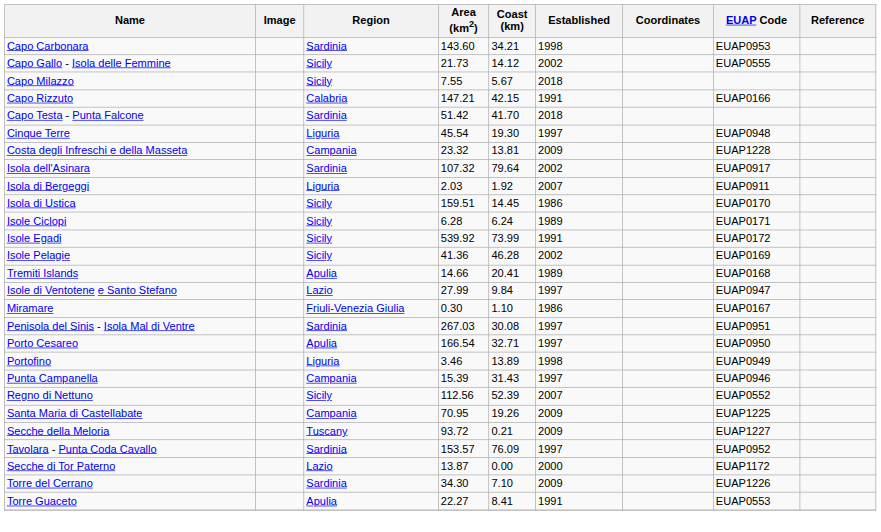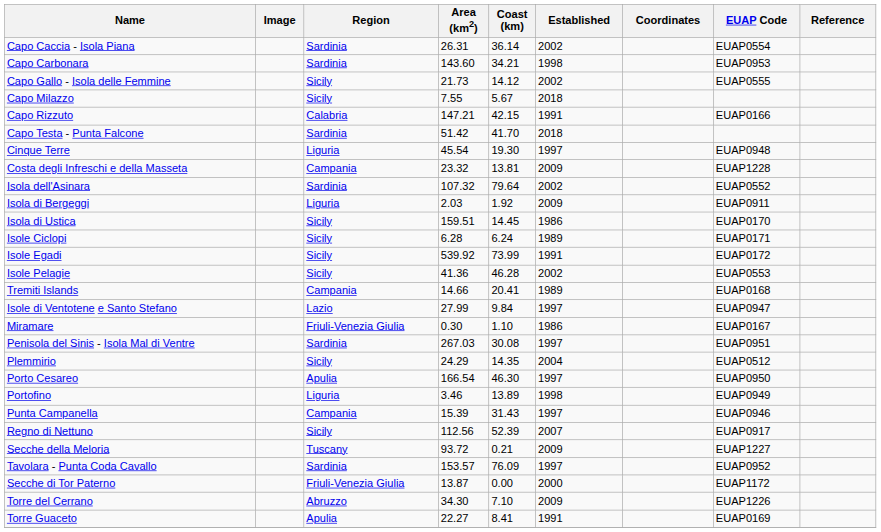+ row: (71, 46)
(743, 168) EUAP0917 -> (743, 186) EUAP0552
(550, 186) 2007 -> (550, 203) 2009
(743, 256) EUAP0169 -> (743, 273) EUAP0553
(322, 273) Apulia -> (331, 291) Campania
+ row: (31, 361)
(505, 343) 32.71 -> (505, 378) 46.30
(743, 396) EUAP0552 -> (743, 431) EUAP0917
- row: (75, 413)
(320, 466) Lazio -> (355, 483) Friuli-Venezia Giulia
(327, 483) Sardinia -> (327, 501) Abruzzo
(743, 501) EUAP0553 -> (743, 518) EUAP0169
